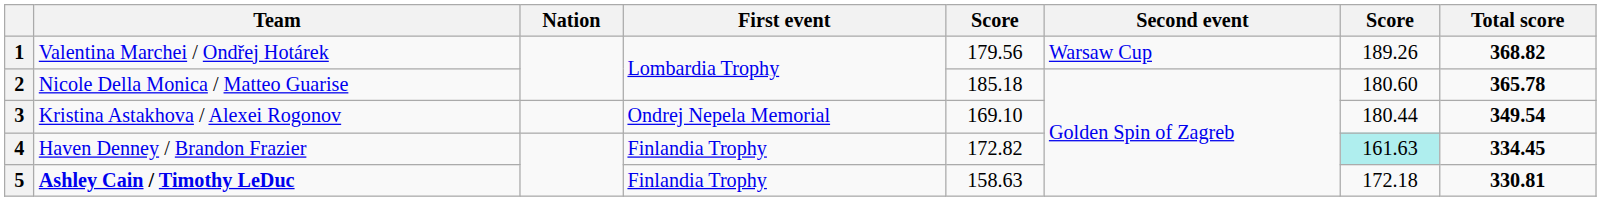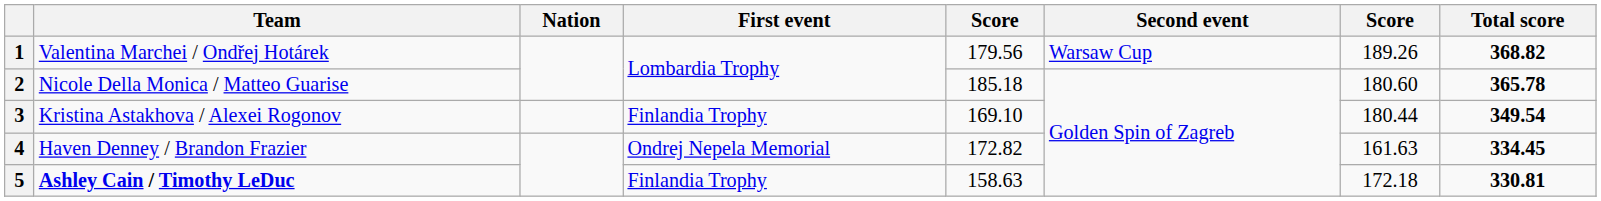(729, 116) Ondrej Nepela Memorial -> (697, 116) Finlandia Trophy
(697, 148) Finlandia Trophy -> (729, 148) Ondrej Nepela Memorial
(1390, 148) paleturquoise background -> (1390, 148) no background
